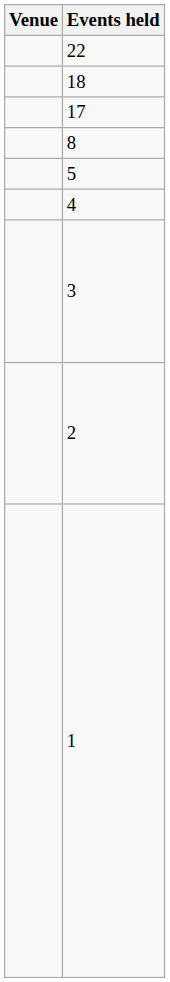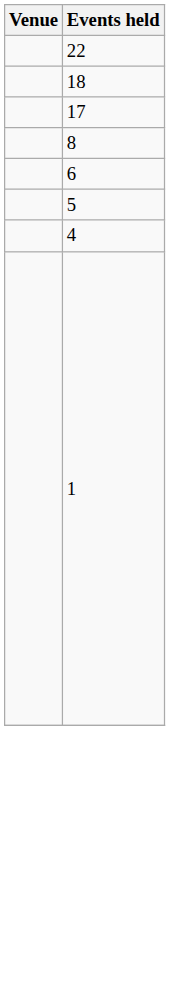+ row: (71, 174)
- row: (71, 291)
- row: (71, 432)
